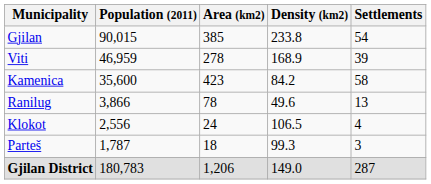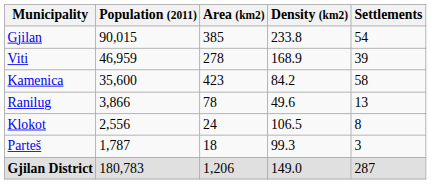(358, 124) 4 -> (358, 124) 8
